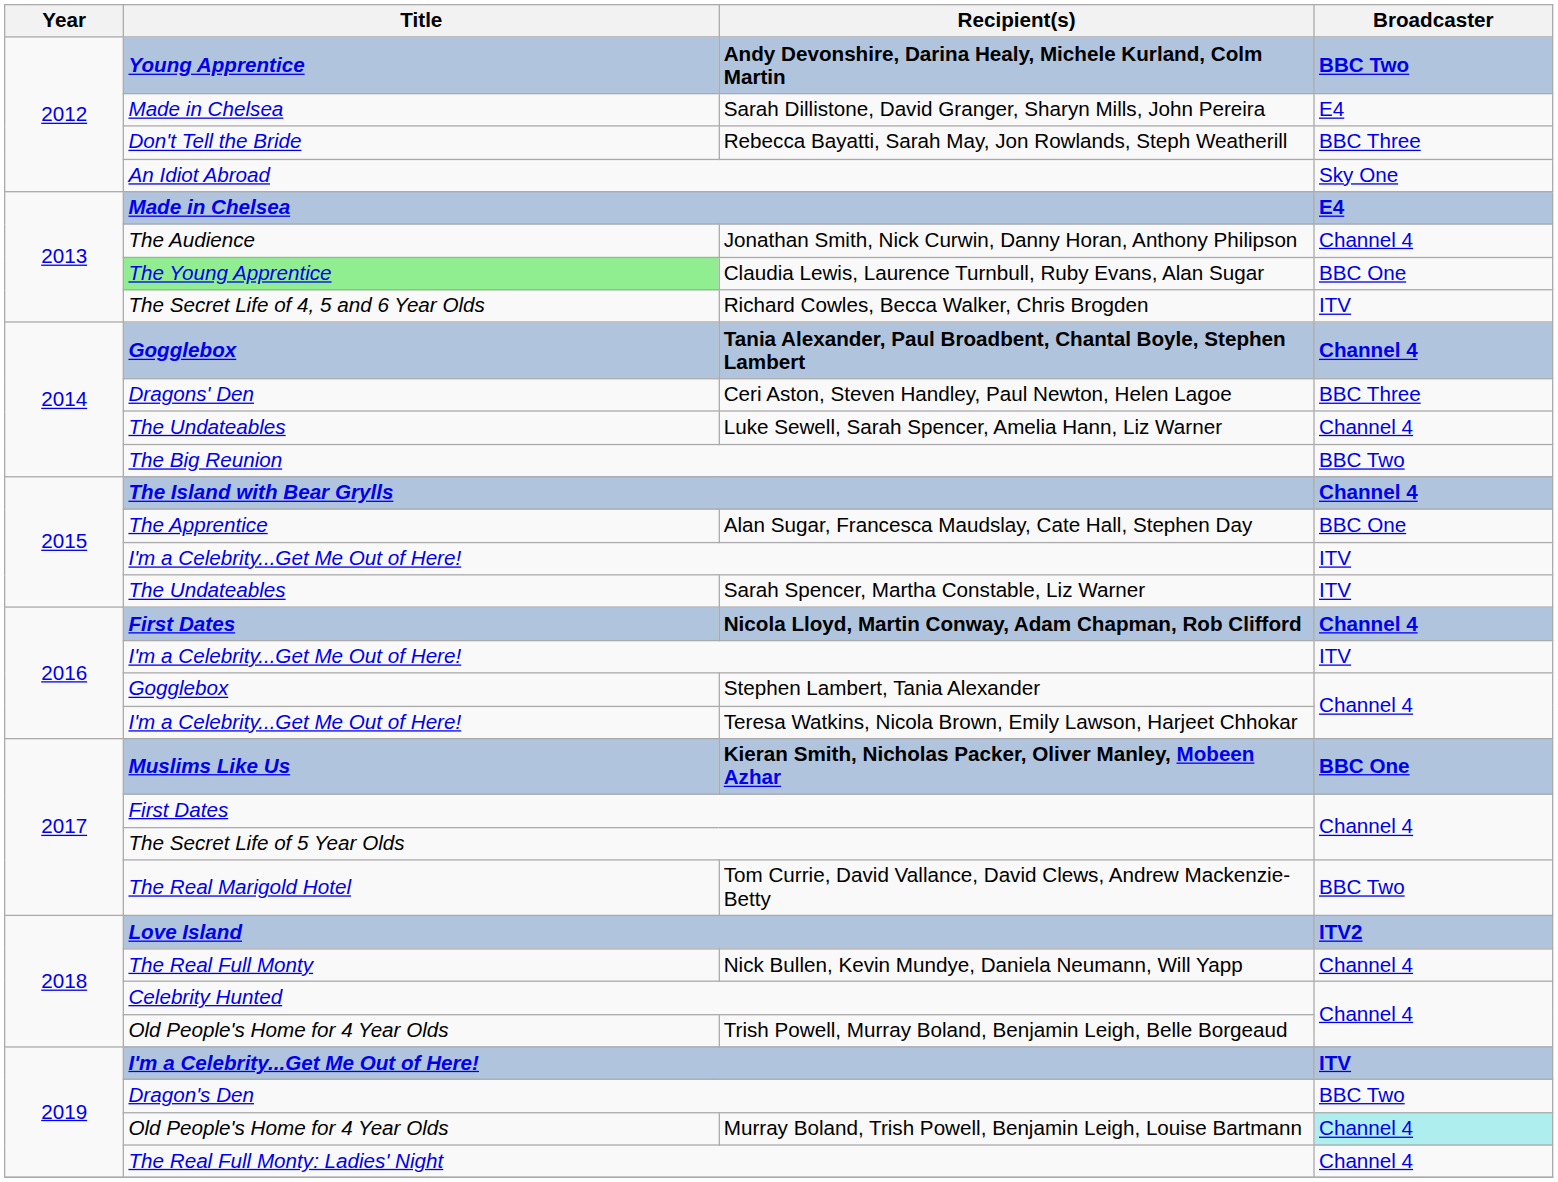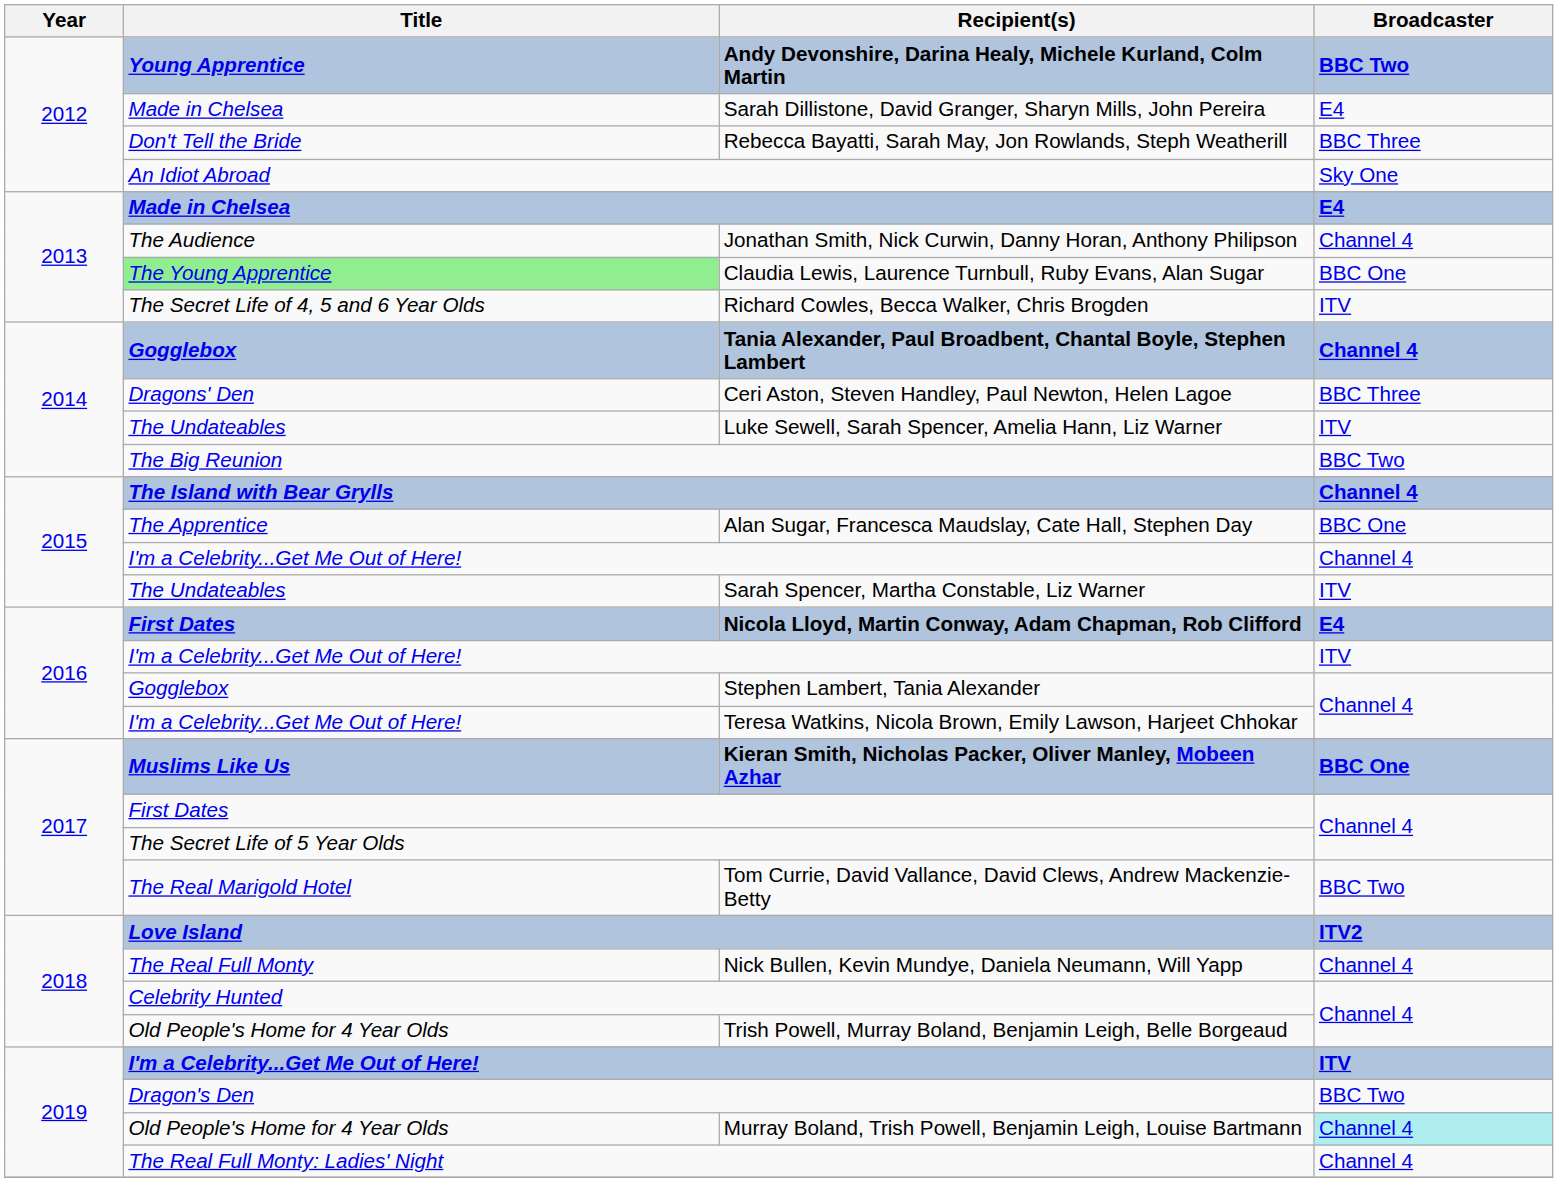(1366, 427) Channel 4 -> (1335, 427) ITV
(1335, 558) ITV -> (1366, 558) Channel 4
(1368, 623) Channel 4 -> (1332, 623) E4
